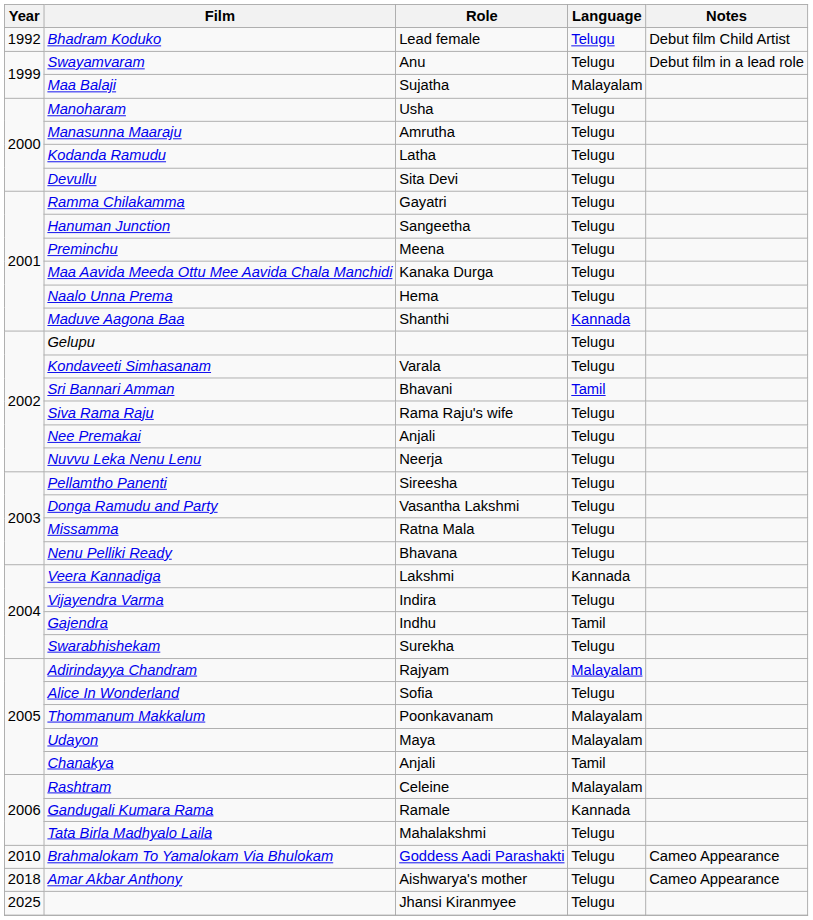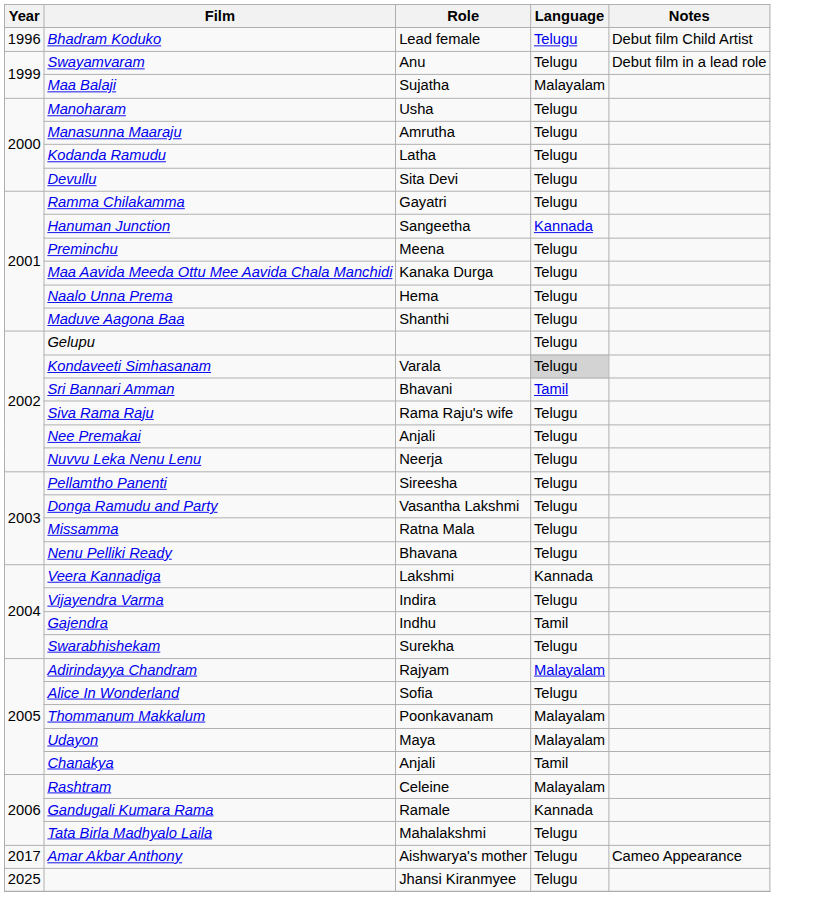(24, 39) 1992 -> (24, 39) 1996
(593, 226) Telugu -> (563, 226) Kannada
(601, 319) Kannada -> (556, 319) Telugu
(593, 366) no background -> (556, 366) lightgrey background
- row: (190, 856)
(24, 879) 2018 -> (24, 856) 2017
